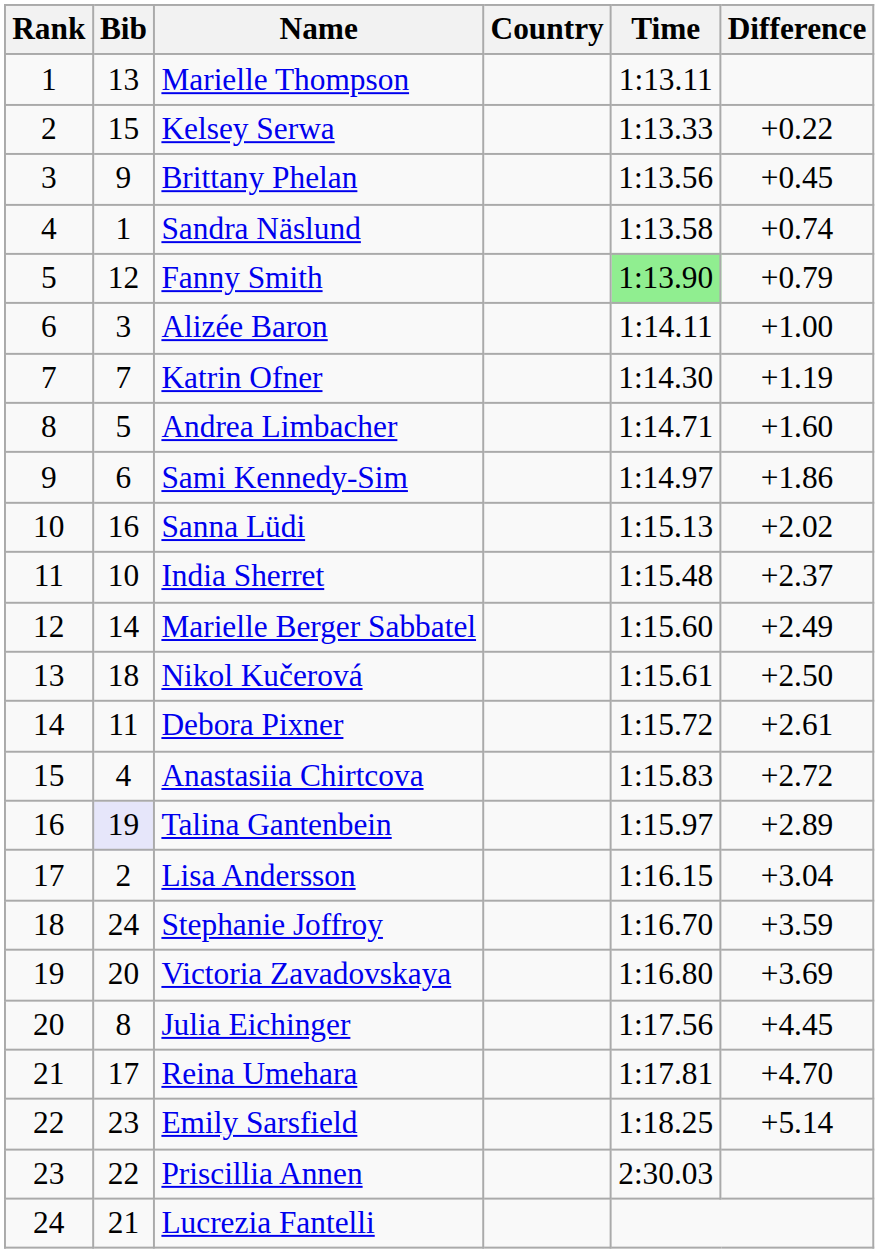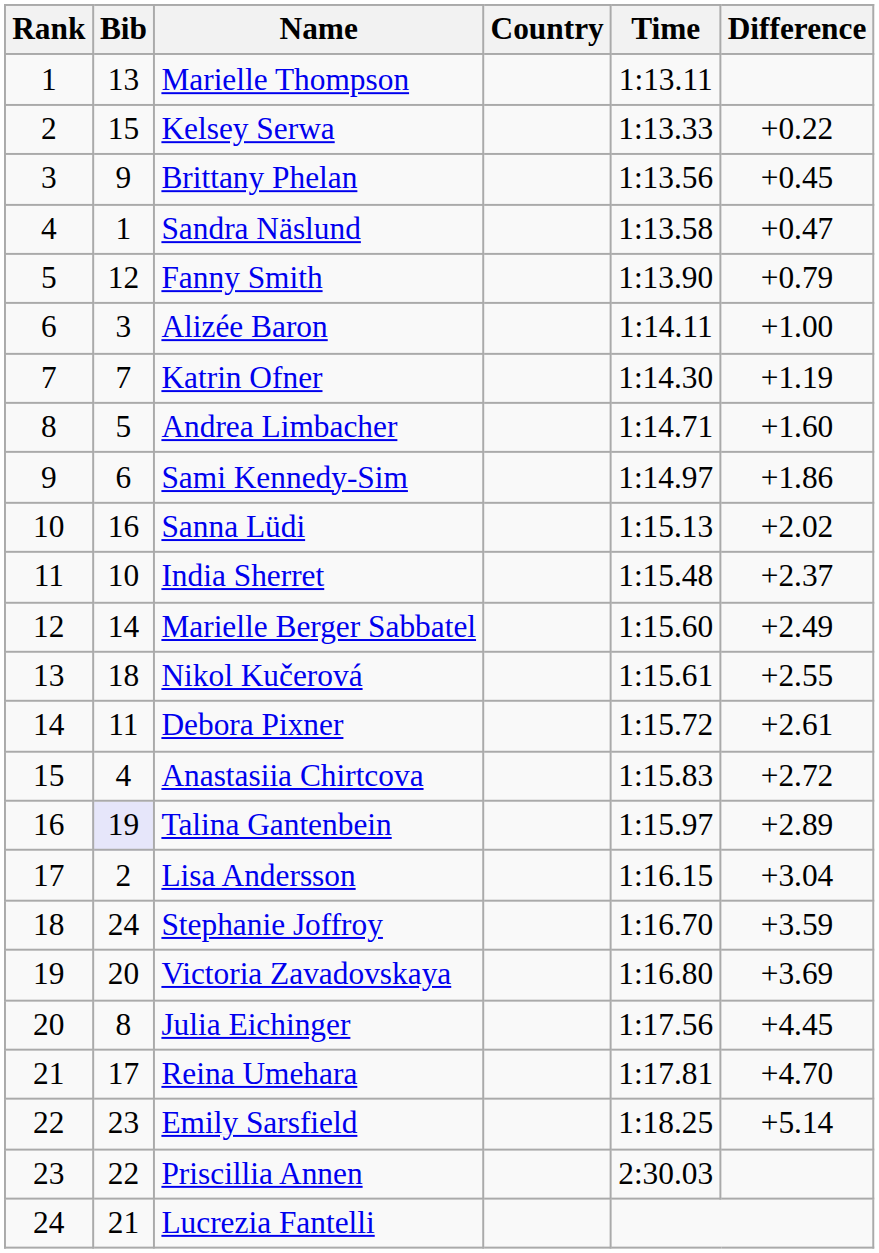(797, 228) +0.74 -> (797, 228) +0.47
(666, 278) lightgreen background -> (666, 278) no background
(797, 675) +2.50 -> (797, 675) +2.55
